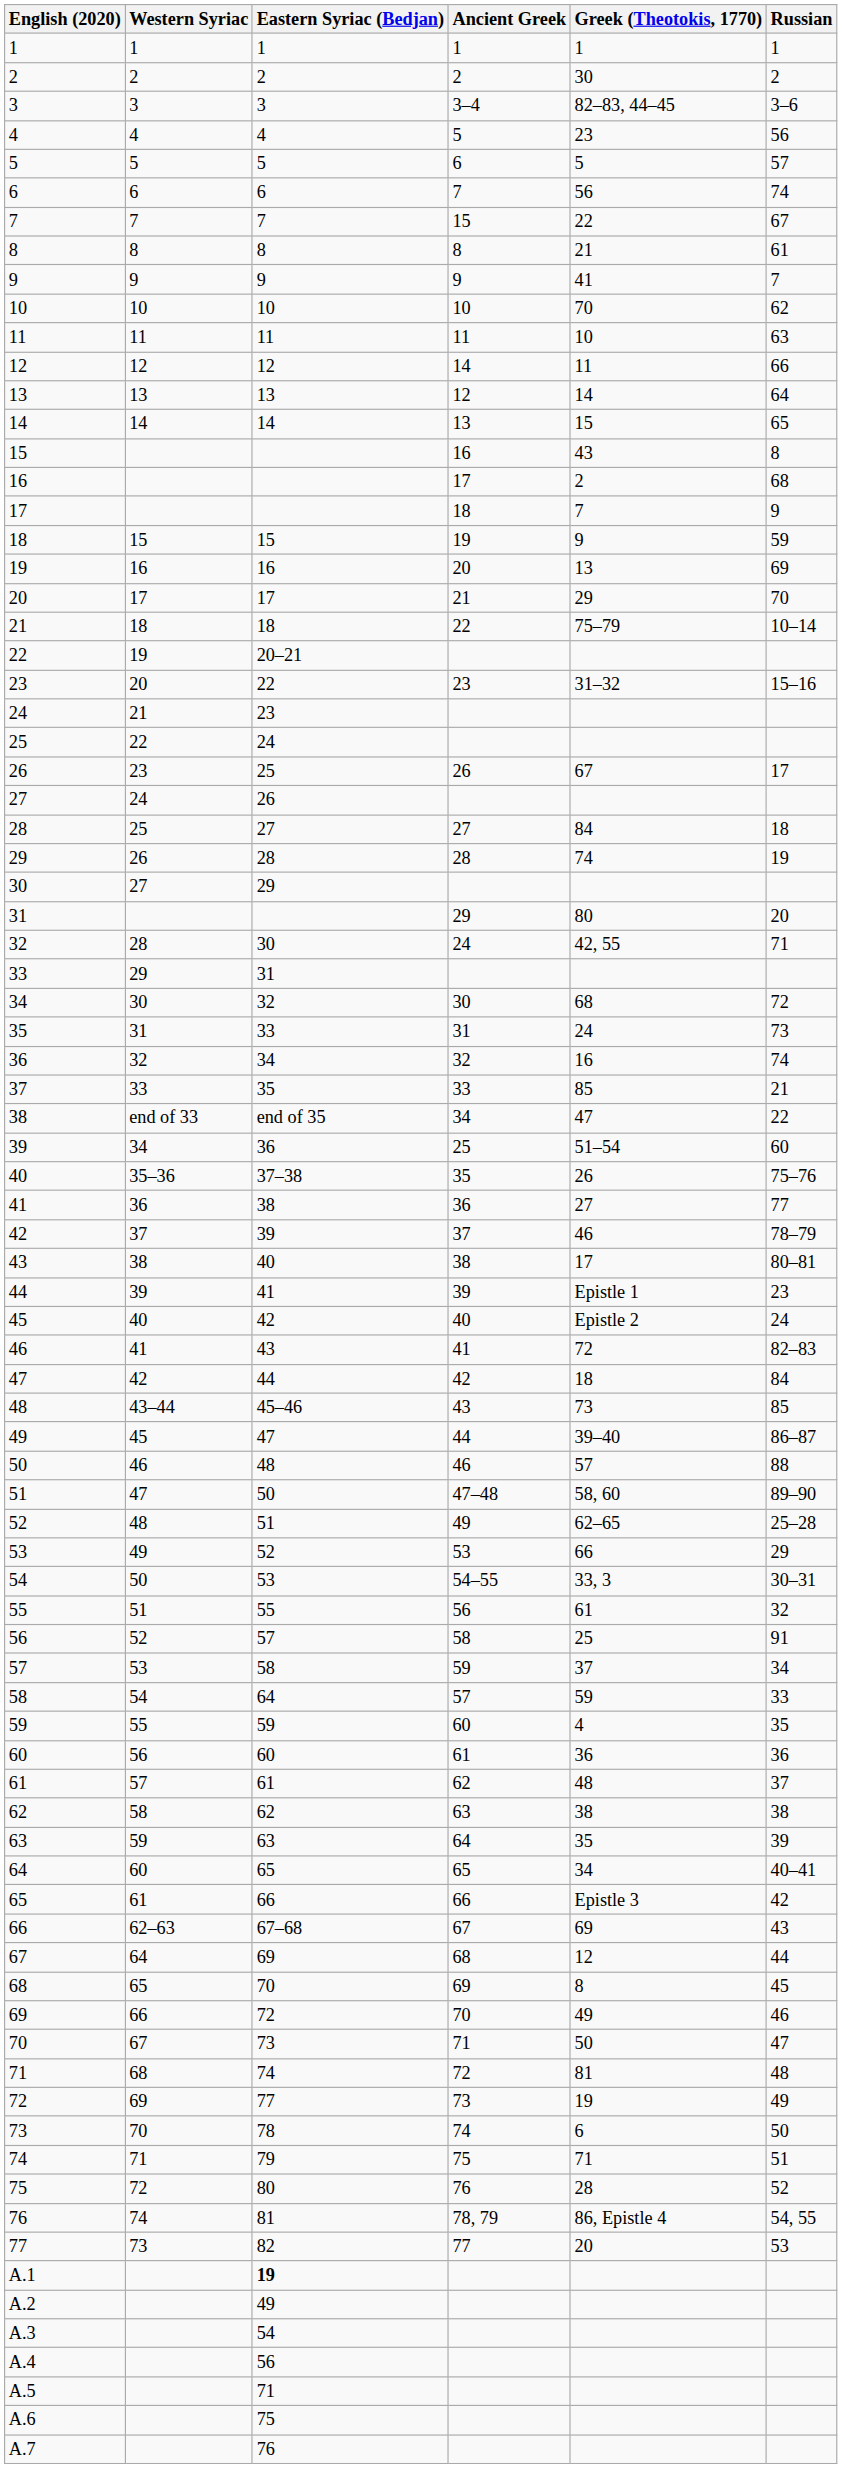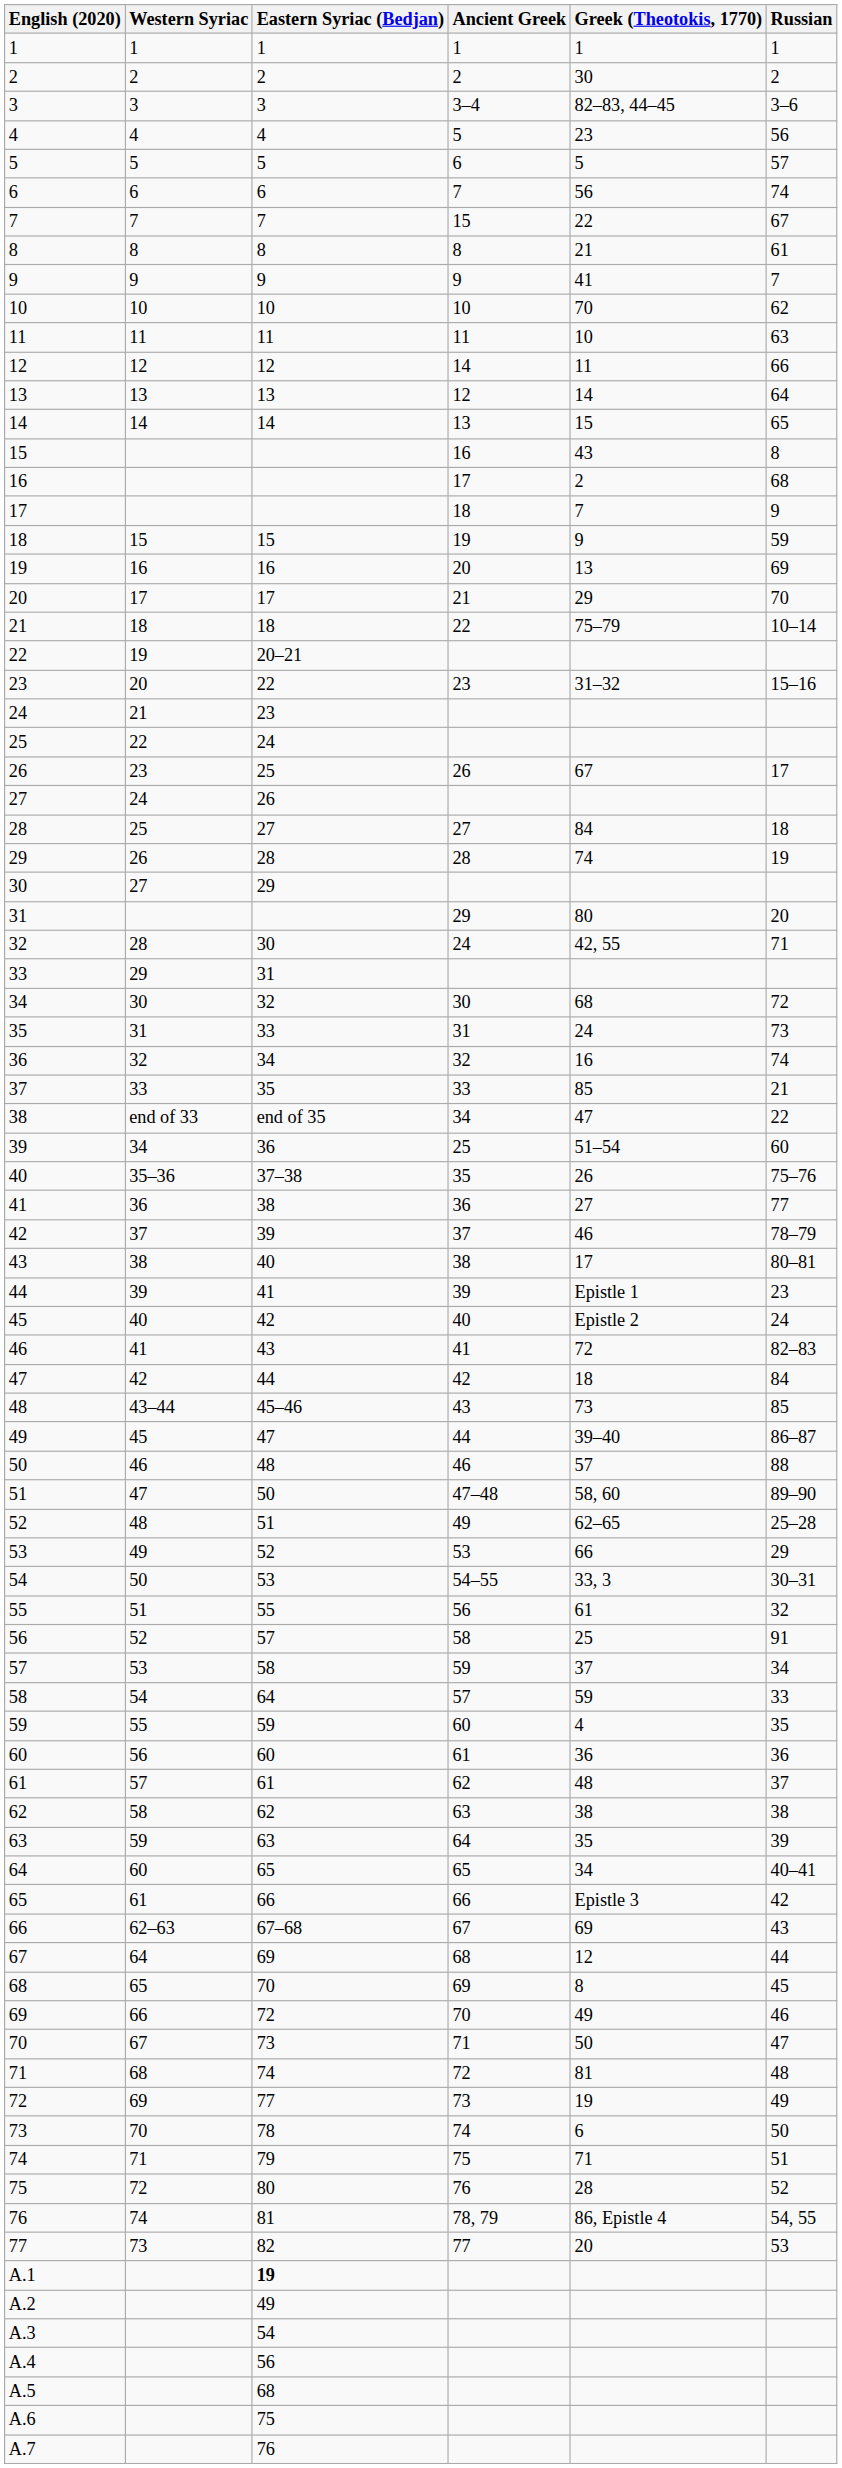(266, 2391) 71 -> (266, 2391) 68
